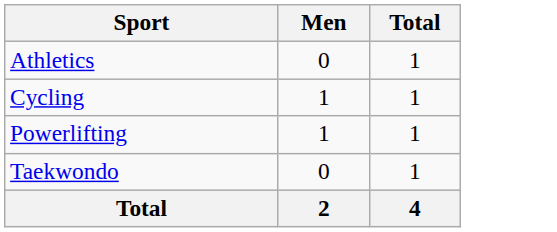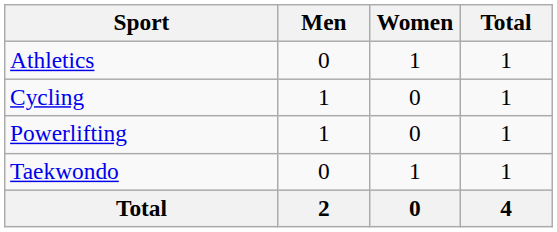+ column: (415, 23)
